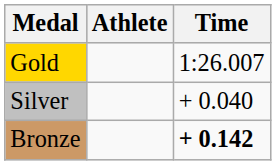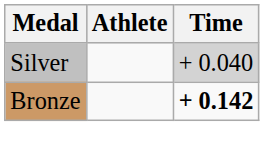- row: (35, 62)
(216, 100) no background -> (216, 62) lightgrey background
